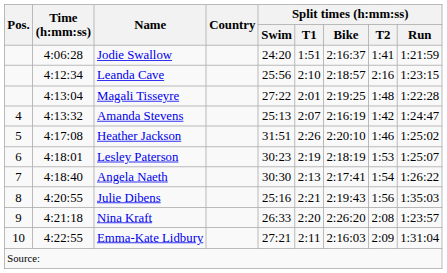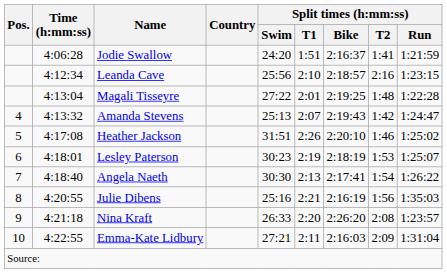(346, 116) 2:16:19 -> (346, 116) 2:19:43
(346, 197) 2:19:43 -> (346, 197) 2:16:19
